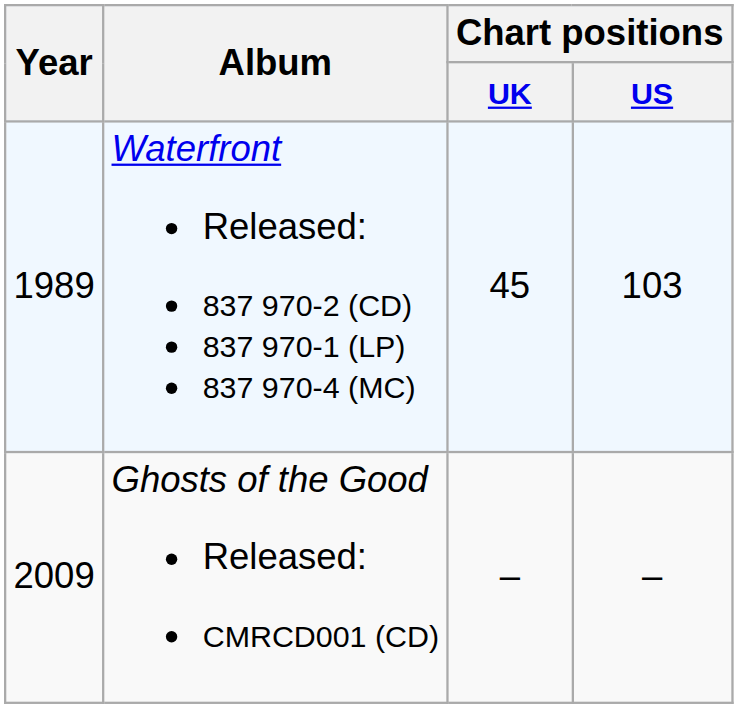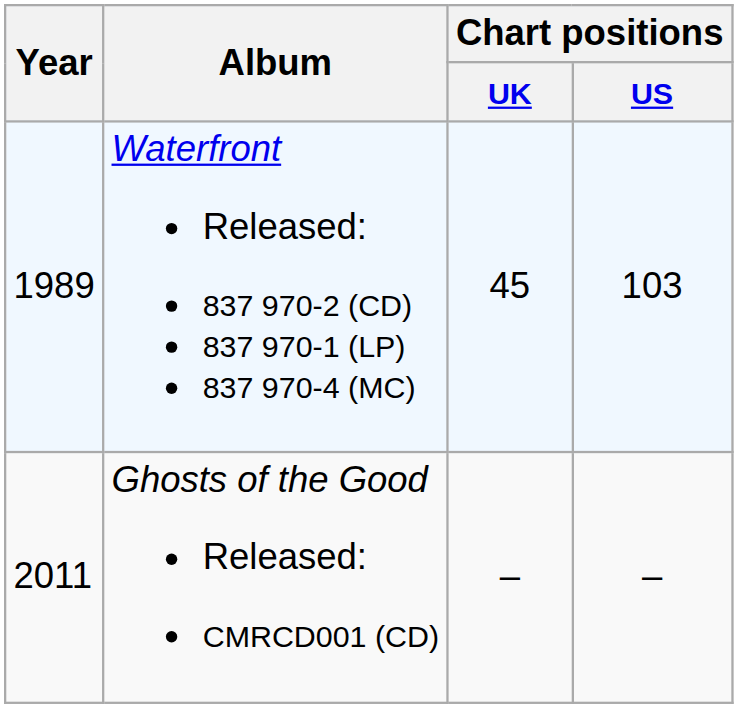(54, 576) 2009 -> (53, 576) 2011
